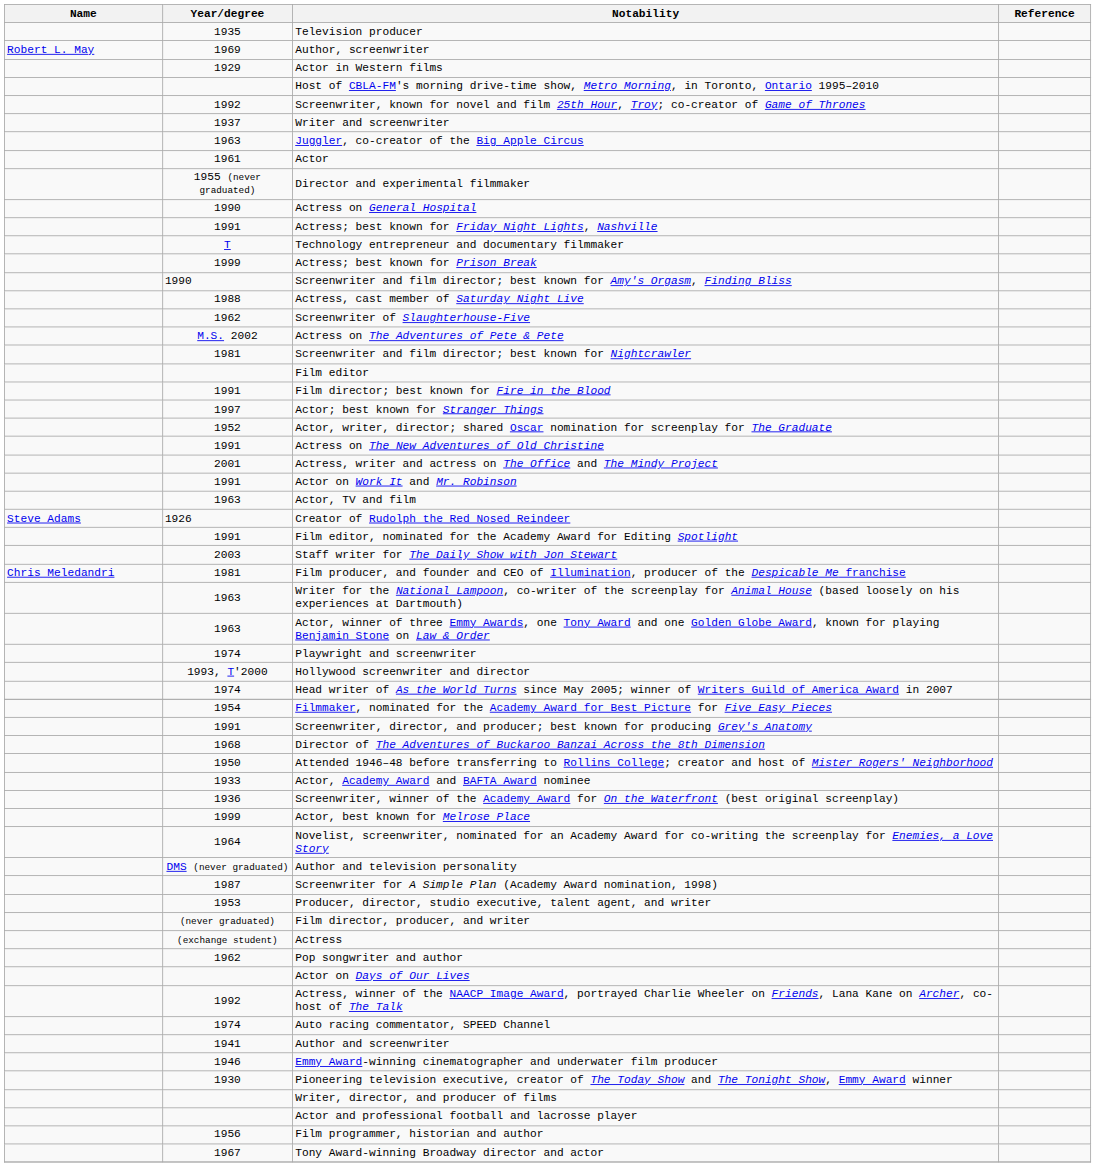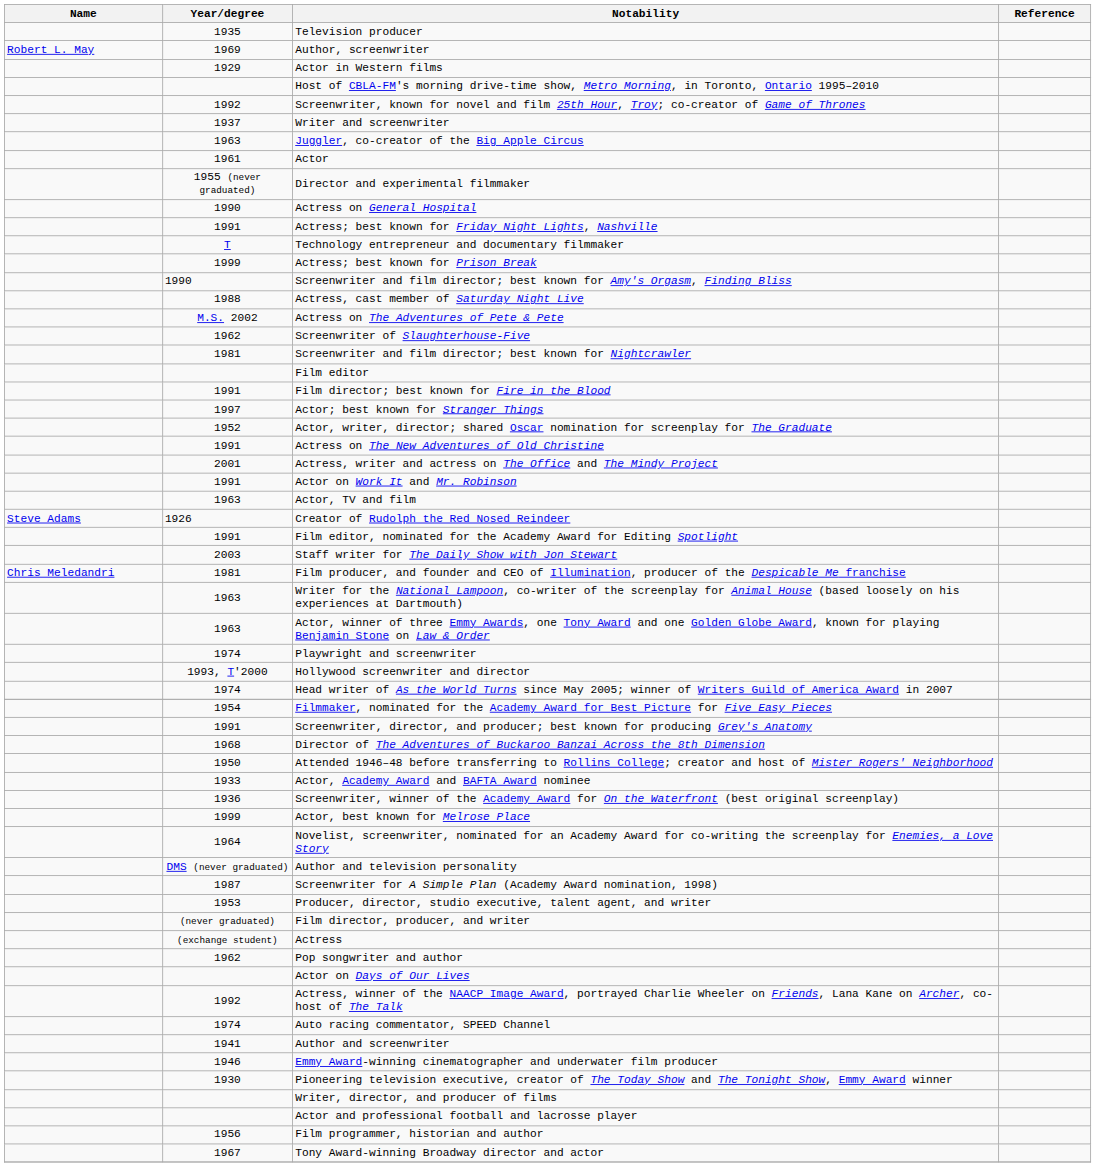rows swapped: (429, 336) <-> (413, 318)
